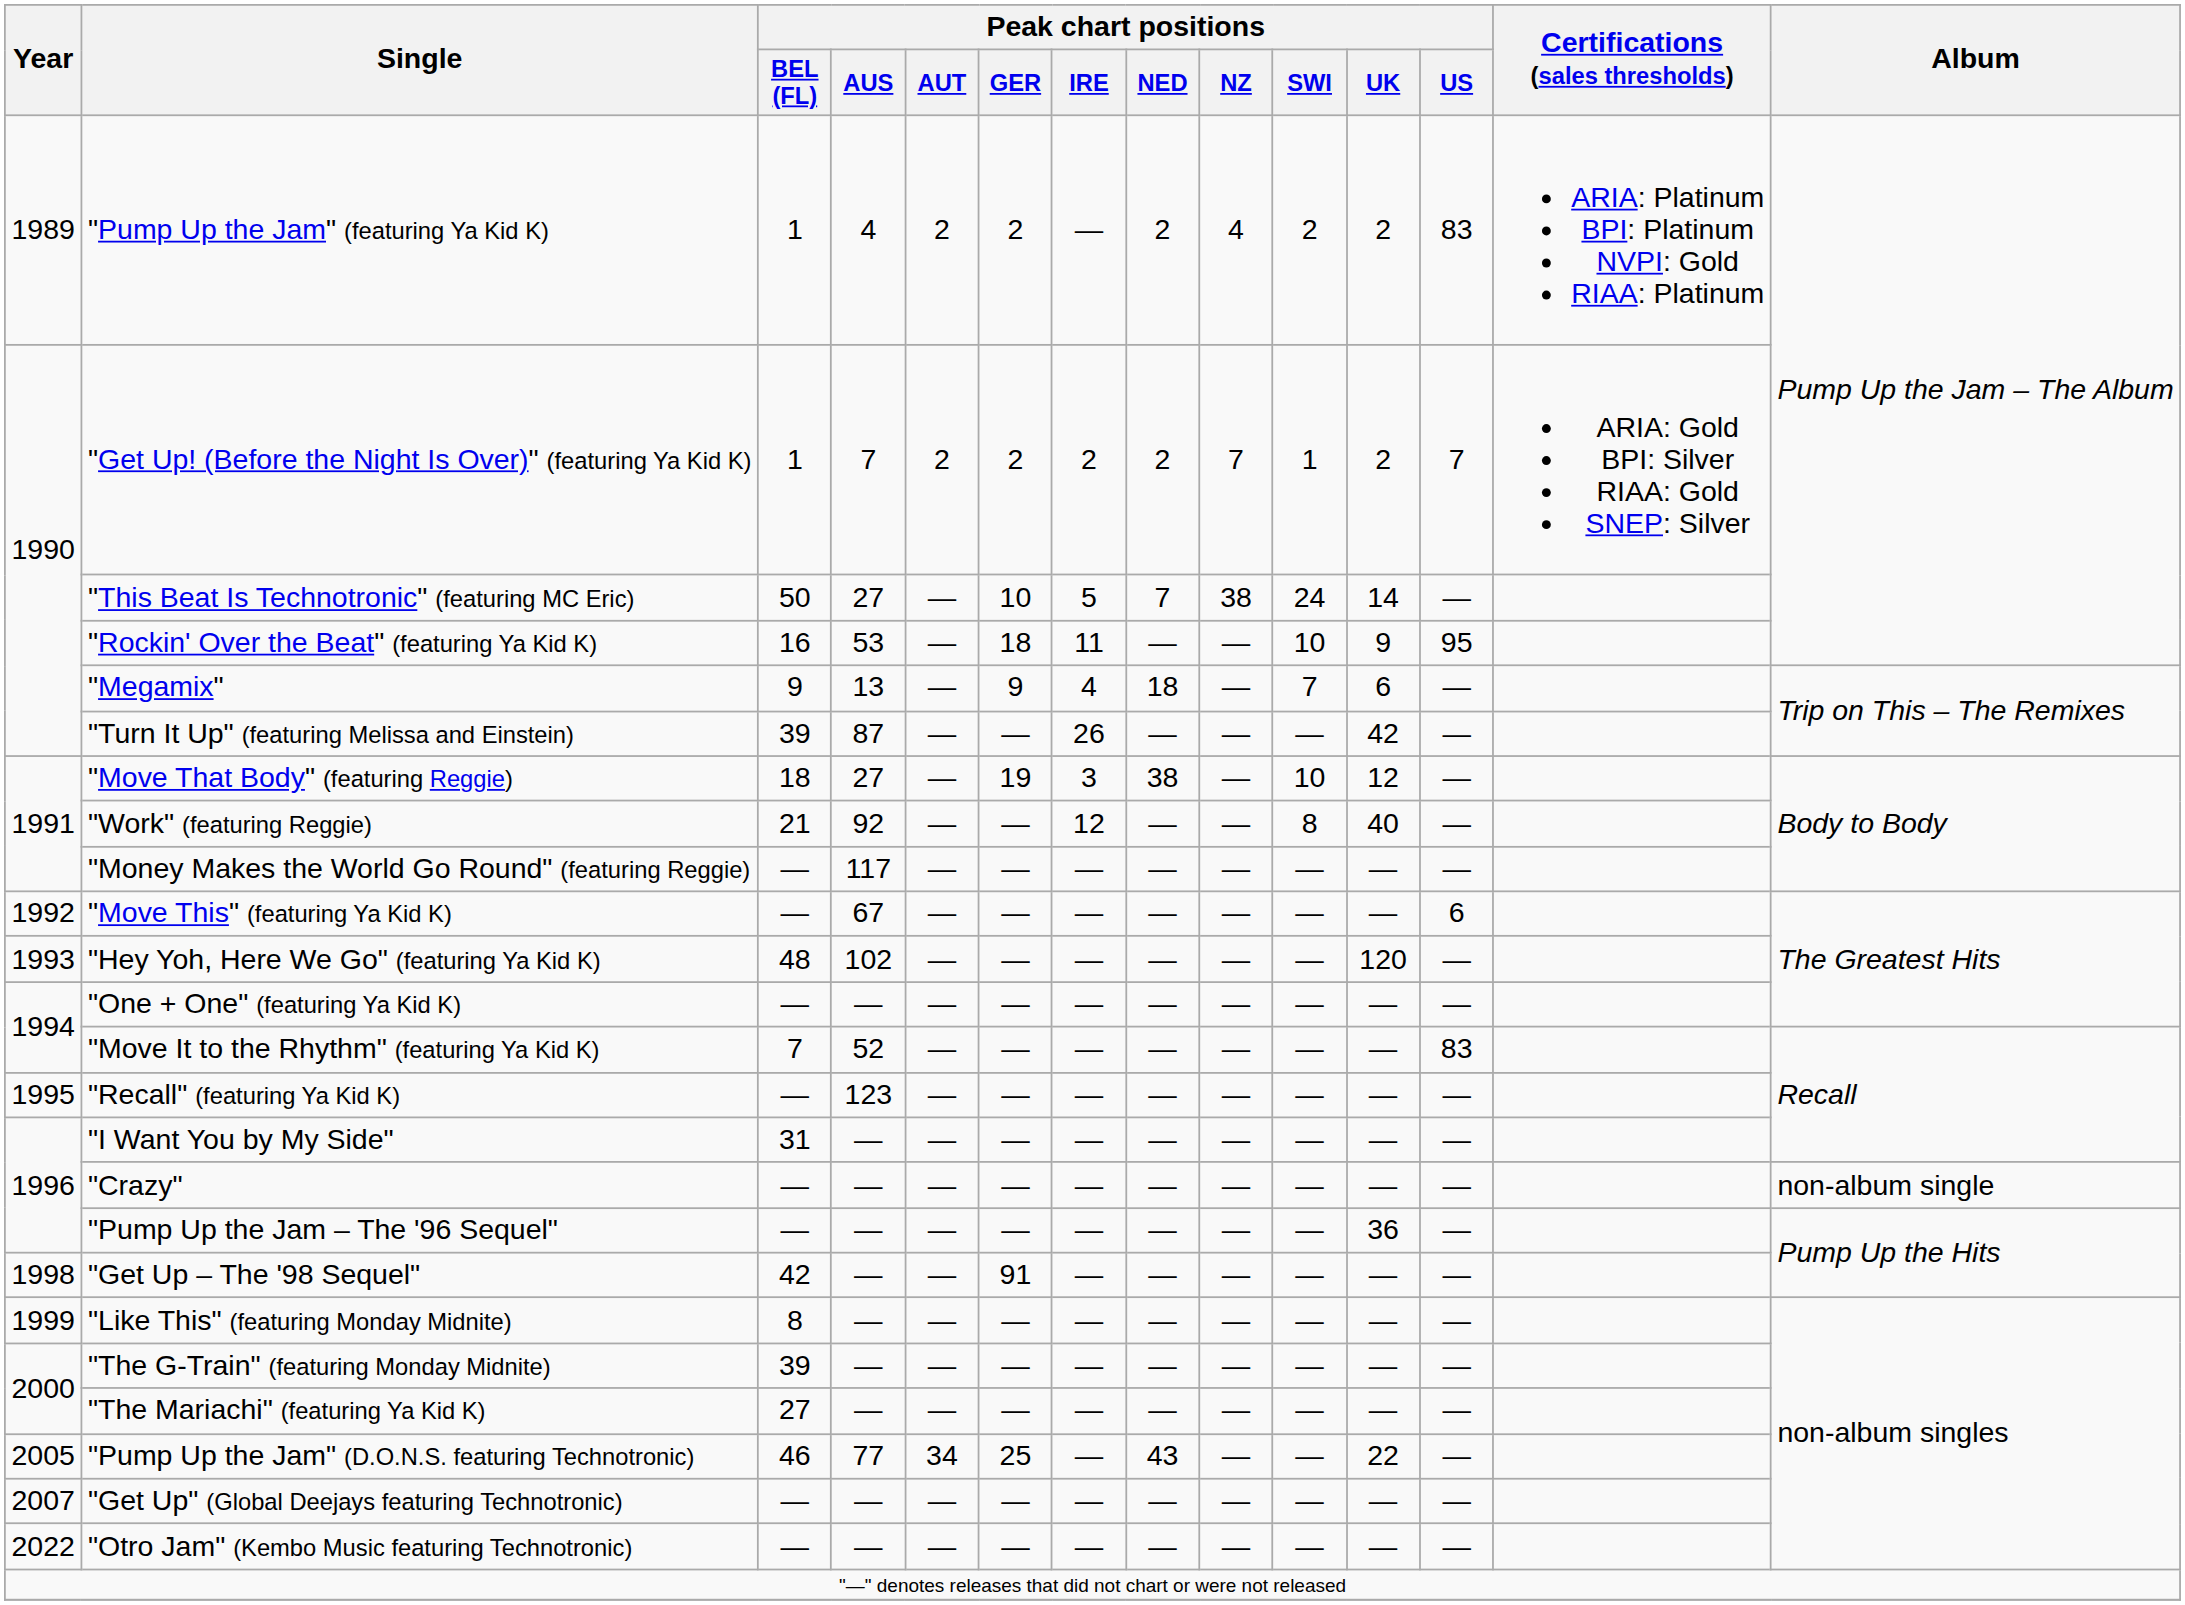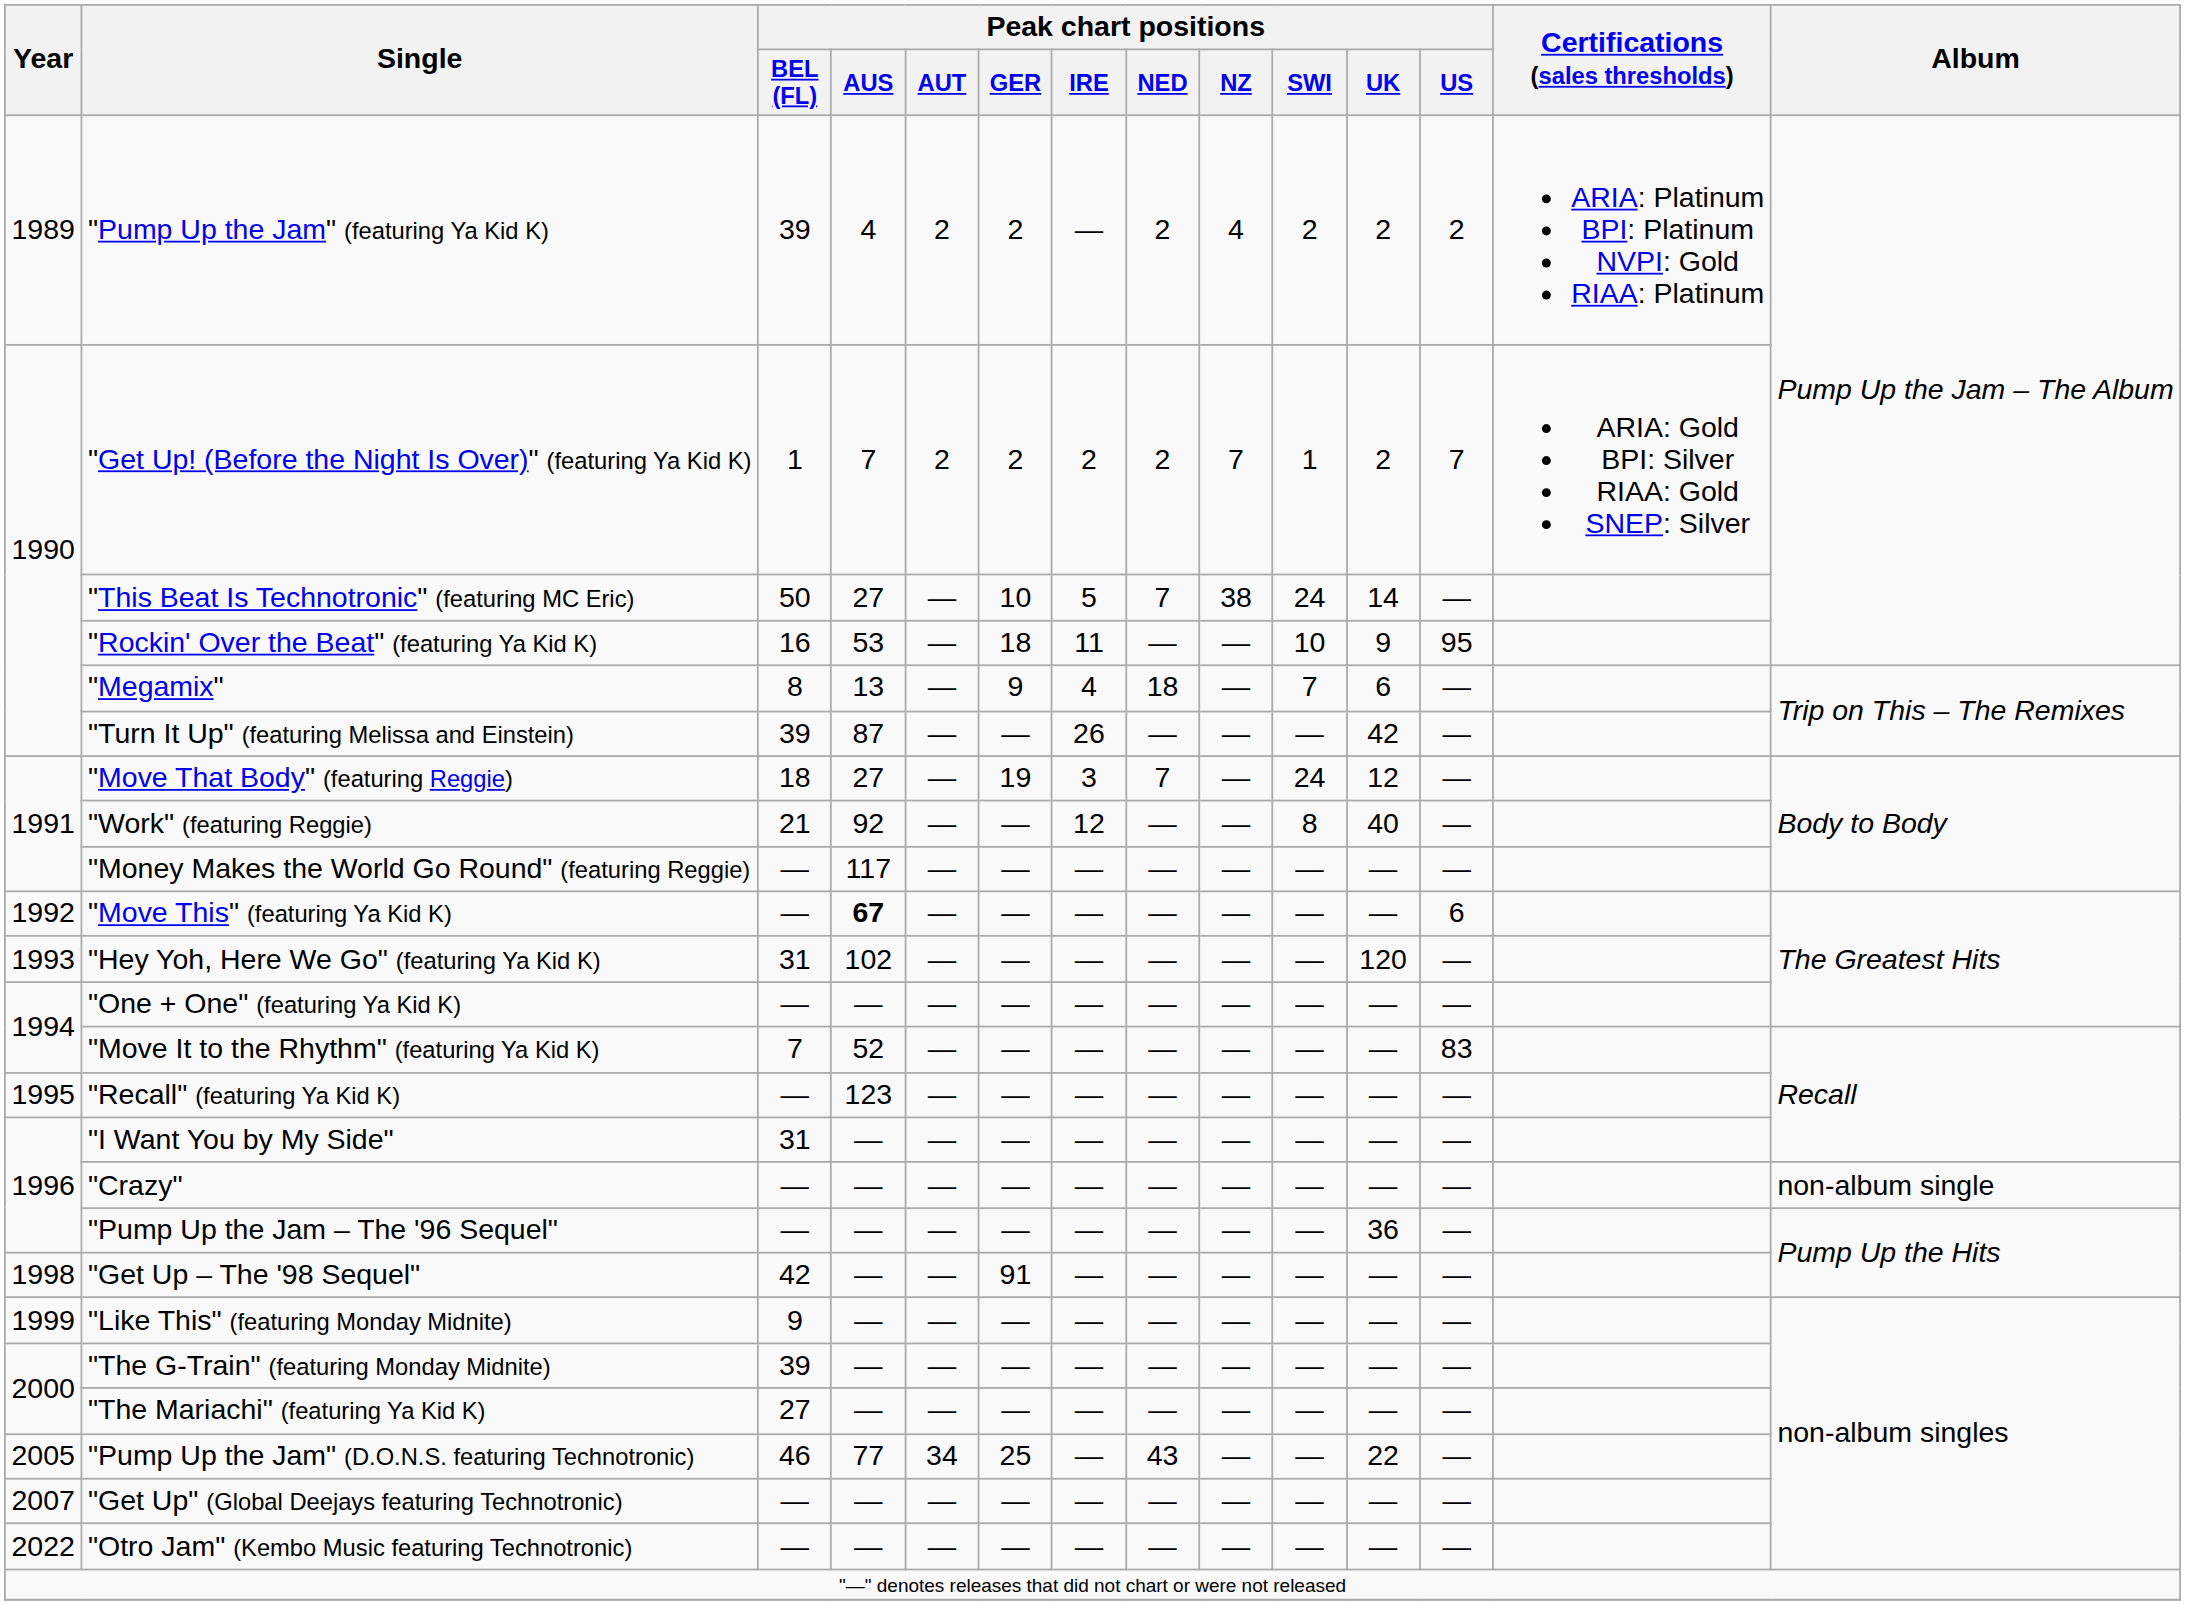(795, 229) 1 -> (795, 229) 39
(1457, 229) 83 -> (1457, 229) 2
(795, 687) 9 -> (795, 687) 8
(1162, 778) 38 -> (1163, 778) 7
(1310, 778) 10 -> (1310, 778) 24
(868, 913) normal -> (868, 913) bold
(795, 958) 48 -> (795, 958) 31
(795, 1320) 8 -> (795, 1320) 9
